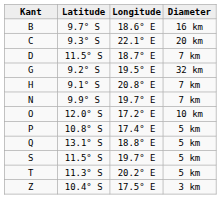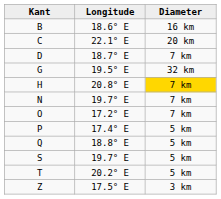- column: (84, 12)
(189, 85) no background -> (181, 85) gold background
(189, 114) 10 km -> (181, 114) 7 km
